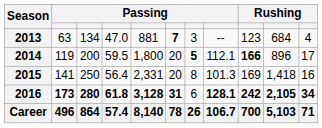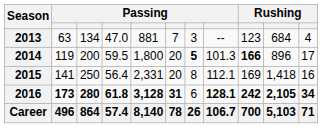(175, 38) bold -> (175, 38) normal
(221, 56) 112.1 -> (221, 56) 101.3
(221, 75) 101.3 -> (221, 75) 112.1
